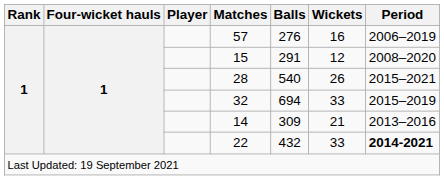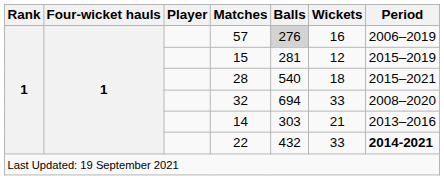(290, 36) no background -> (290, 36) lightgrey background
(290, 57) 291 -> (290, 57) 281
(402, 57) 2008–2020 -> (402, 57) 2015–2019
(337, 79) 26 -> (337, 79) 18
(402, 100) 2015–2019 -> (402, 100) 2008–2020
(290, 121) 309 -> (290, 121) 303
